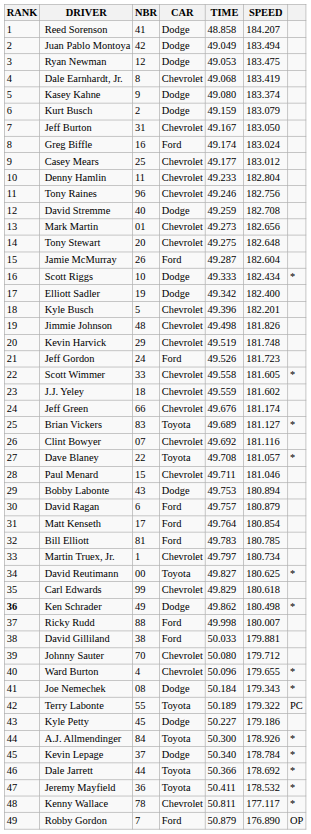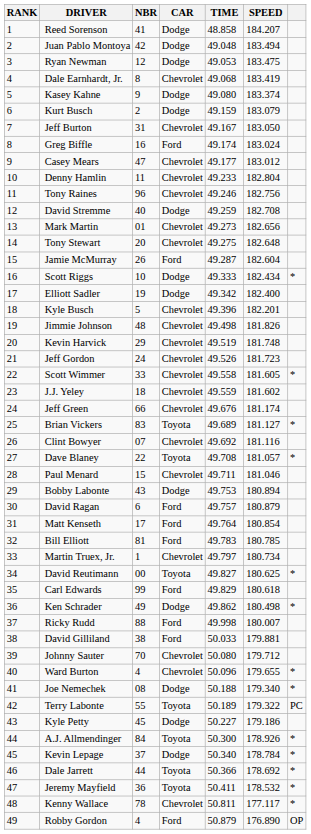(224, 45) 49.049 -> (224, 45) 49.048
(140, 161) 25 -> (140, 161) 47
(172, 359) Ford -> (182, 359) Chevrolet
(182, 590) Chevrolet -> (172, 590) Ford
(12, 606) bold -> (12, 606) normal
(224, 688) 50.184 -> (224, 688) 50.188
(266, 688) 179.343 -> (266, 688) 179.340
(138, 820) 7 -> (138, 820) 4
